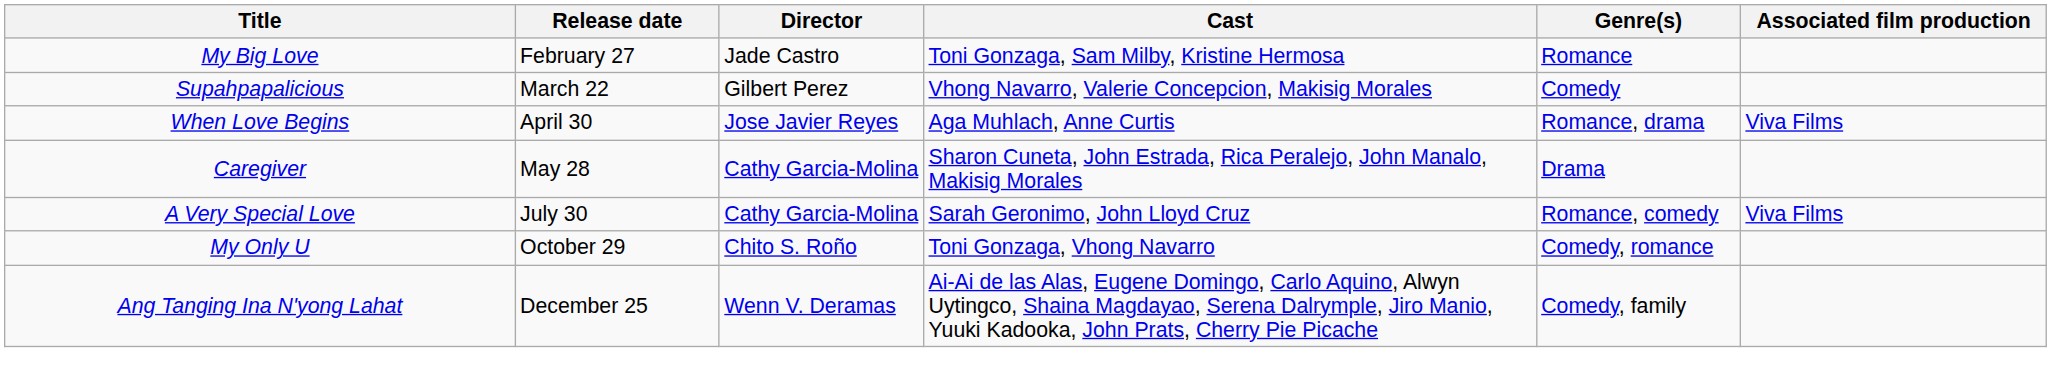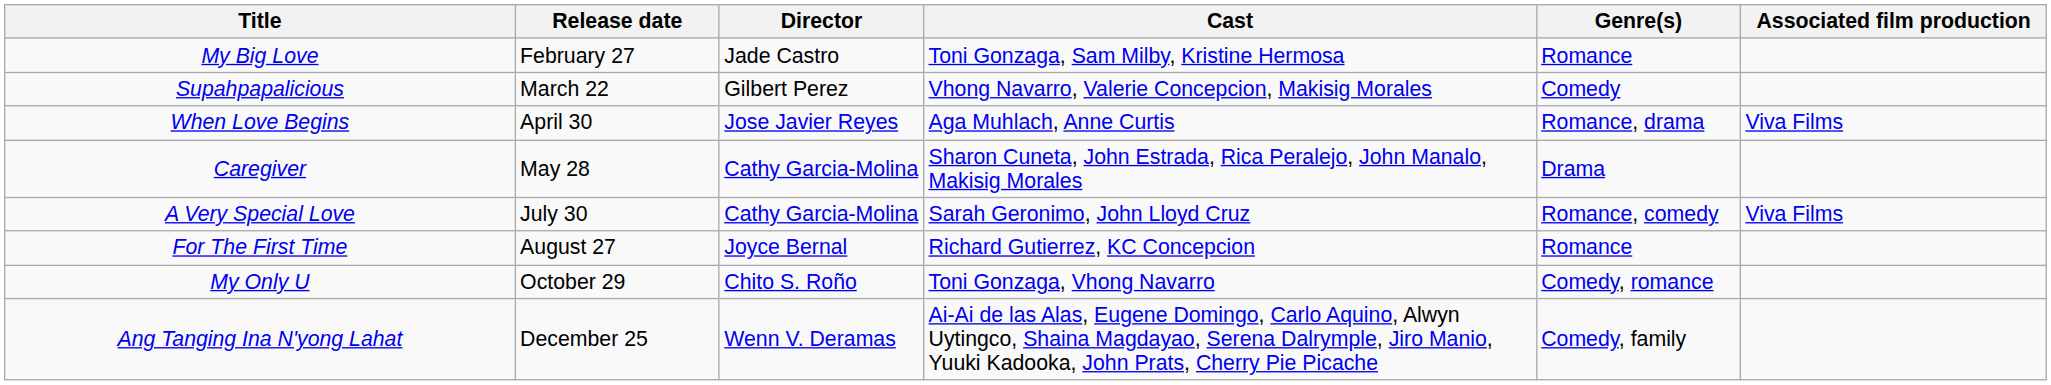+ row: (260, 247)
